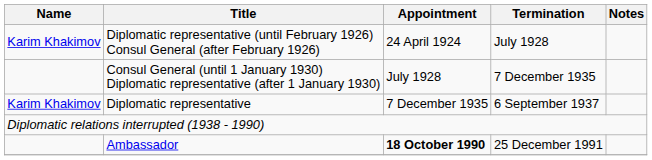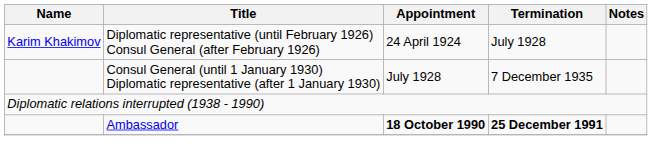- row: (179, 104)
(548, 144) normal -> (547, 124) bold
